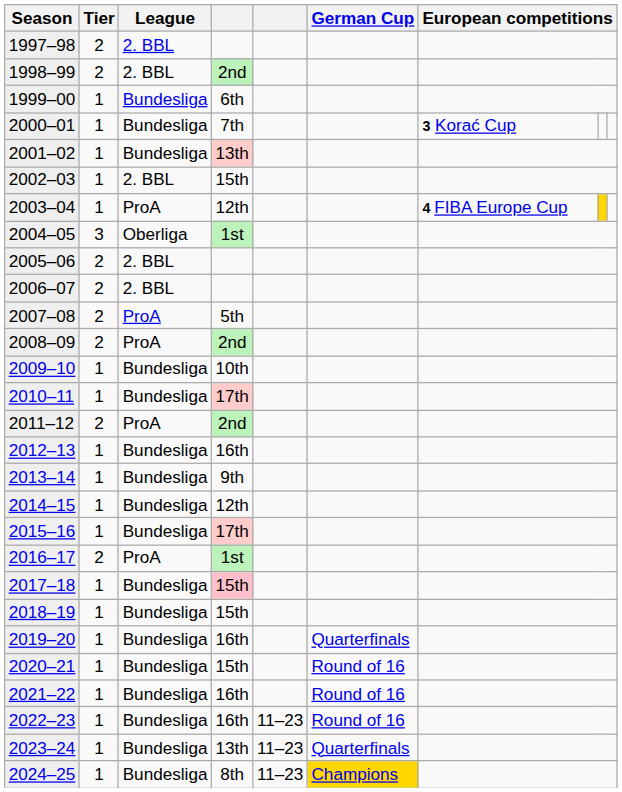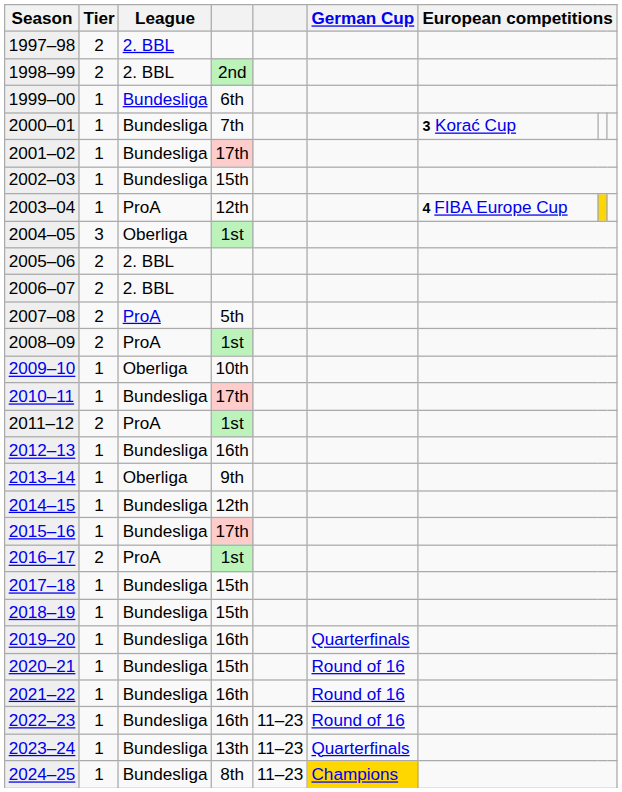(232, 153) 13th -> (232, 153) 17th
(148, 180) 2. BBL -> (165, 180) Bundesliga
(232, 342) 2nd -> (232, 342) 1st
(165, 369) Bundesliga -> (155, 369) Oberliga
(232, 423) 2nd -> (232, 423) 1st
(165, 477) Bundesliga -> (155, 477) Oberliga
(232, 585) pink background -> (232, 585) no background
